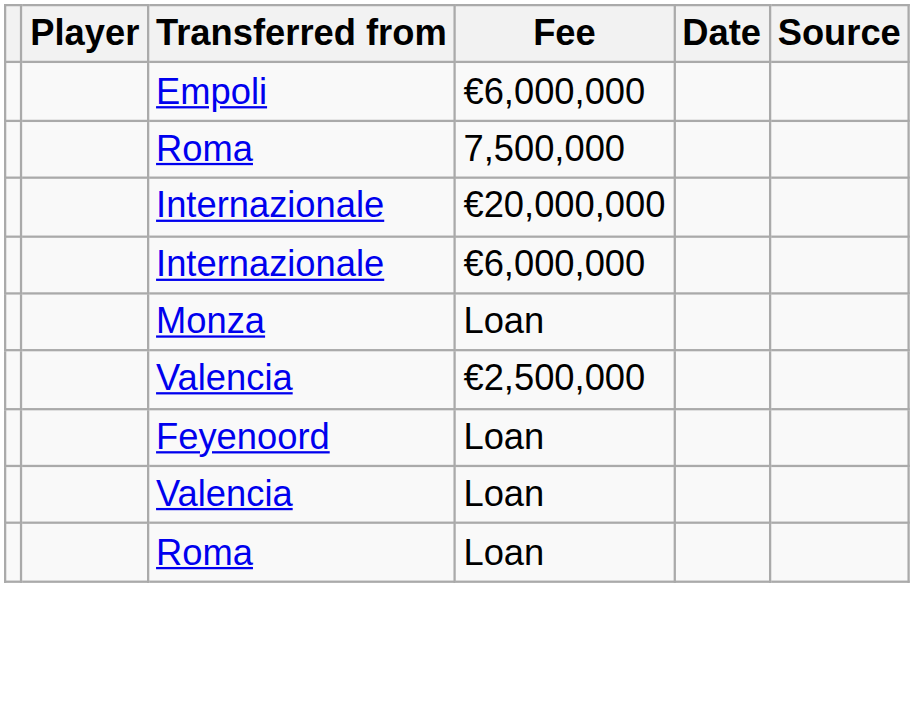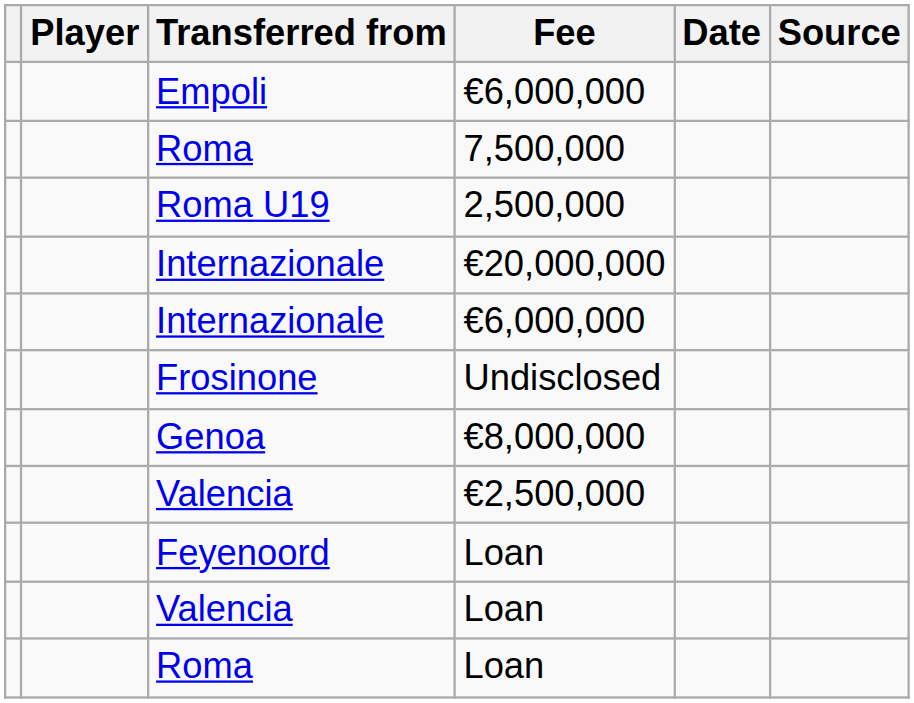+ row: (243, 206)
+ row: (237, 378)
- row: (211, 321)
+ row: (211, 436)
